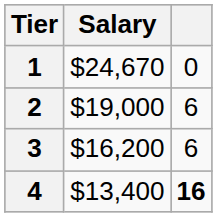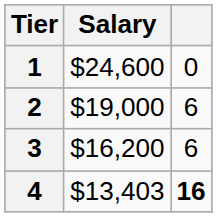(117, 66) $24,670 -> (117, 66) $24,600
(117, 190) $13,400 -> (117, 190) $13,403
